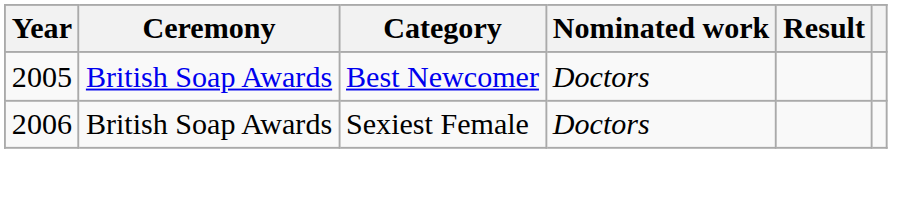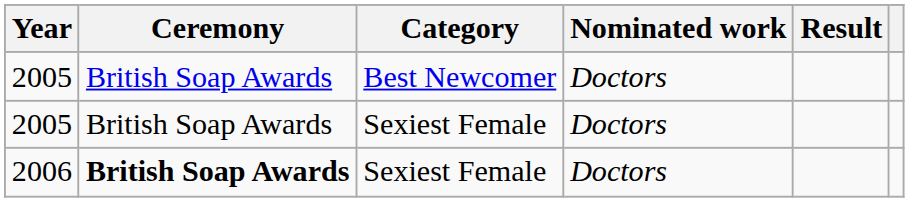+ row: (42, 123)
(209, 123) normal -> (218, 171) bold
